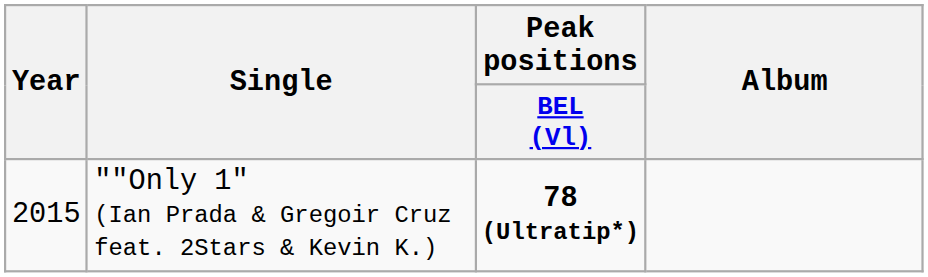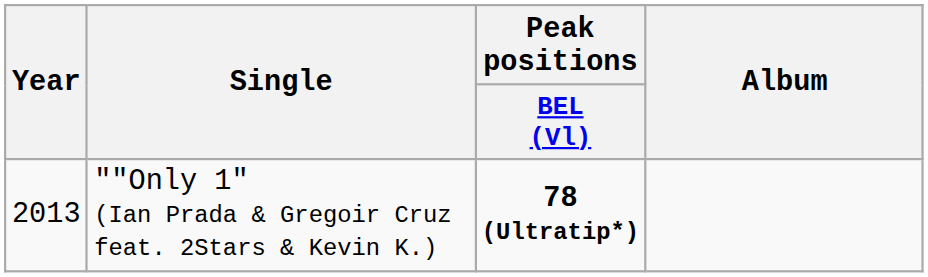(46, 215) 2015 -> (46, 215) 2013
